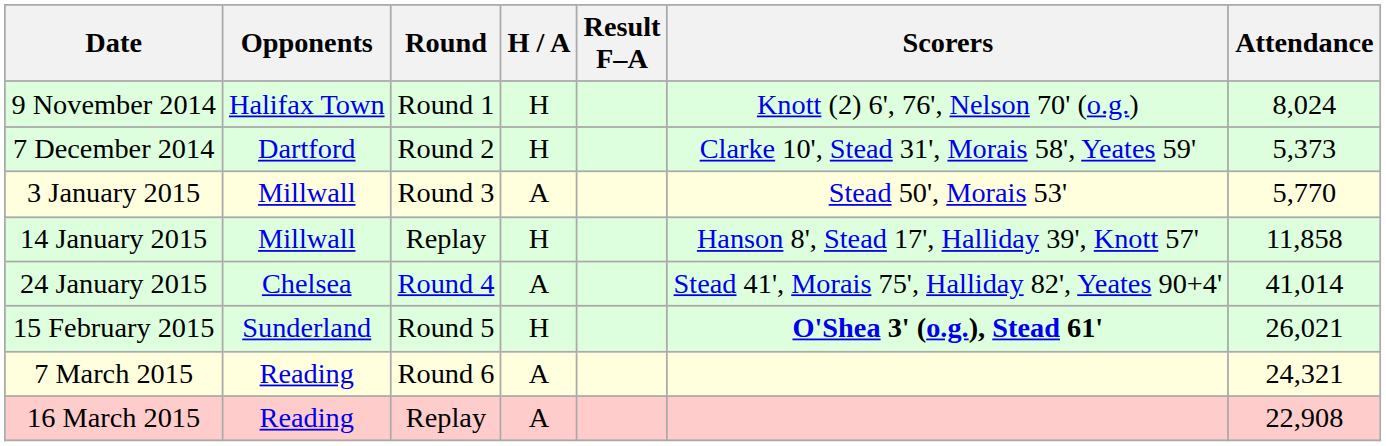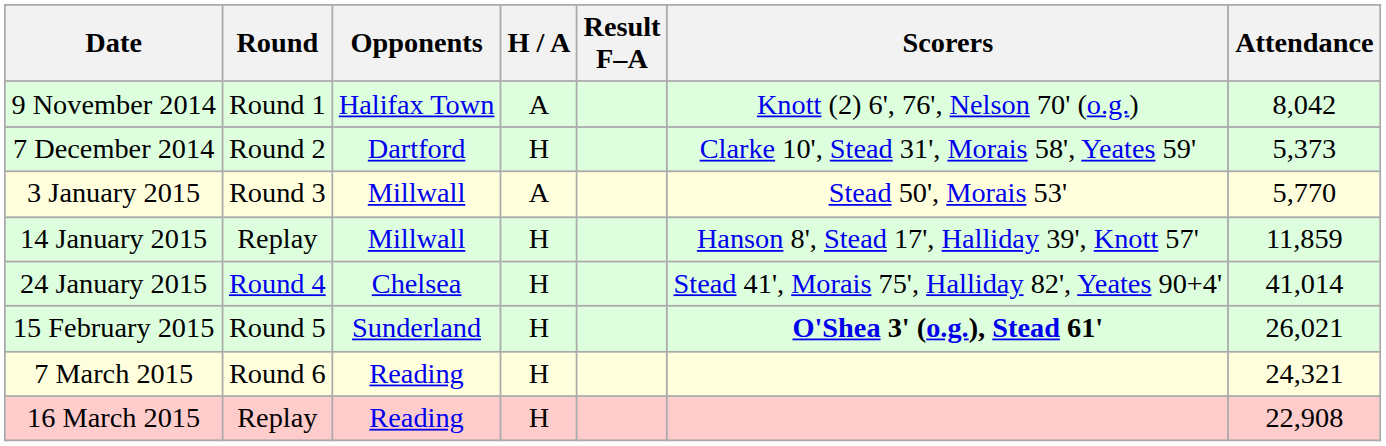columns swapped: (446, 42) <-> (307, 42)
(539, 103) H -> (539, 103) A
(1304, 103) 8,024 -> (1304, 103) 8,042
(1304, 238) 11,858 -> (1304, 238) 11,859
(539, 283) A -> (539, 283) H
(539, 373) A -> (539, 373) H
(539, 418) A -> (539, 418) H
